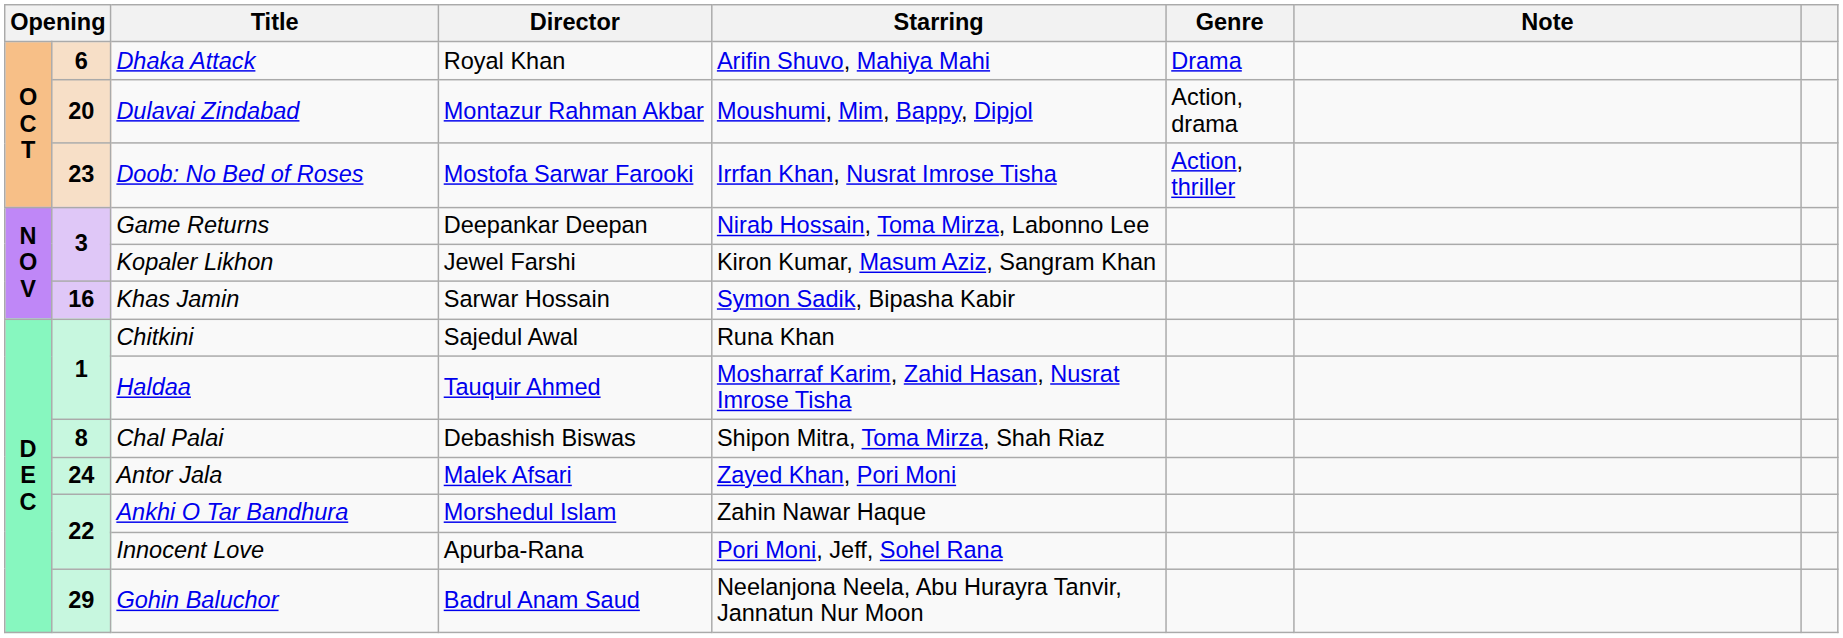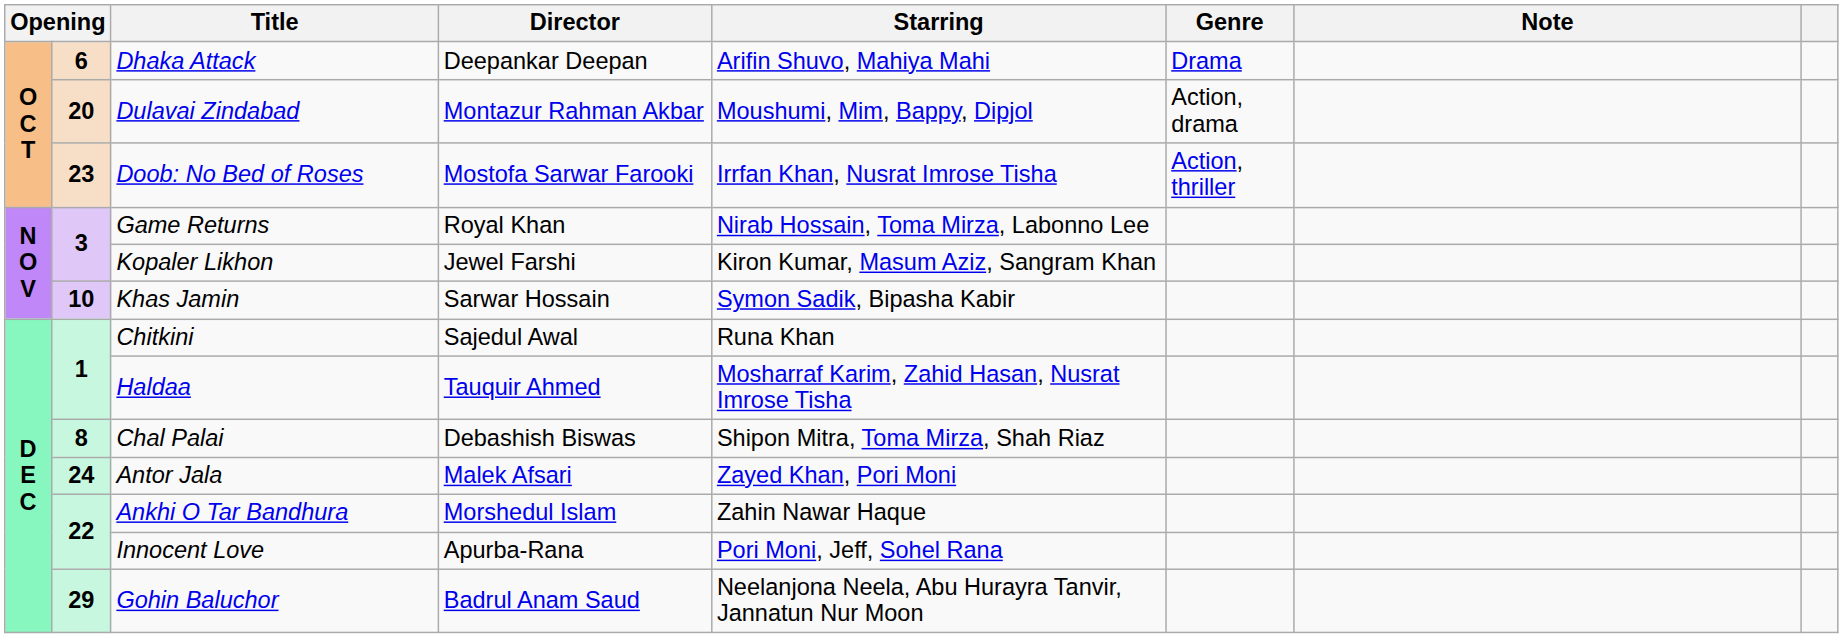(505, 60) Royal Khan -> (546, 60) Deepankar Deepan
(546, 225) Deepankar Deepan -> (505, 225) Royal Khan
(81, 299) 16 -> (81, 299) 10
